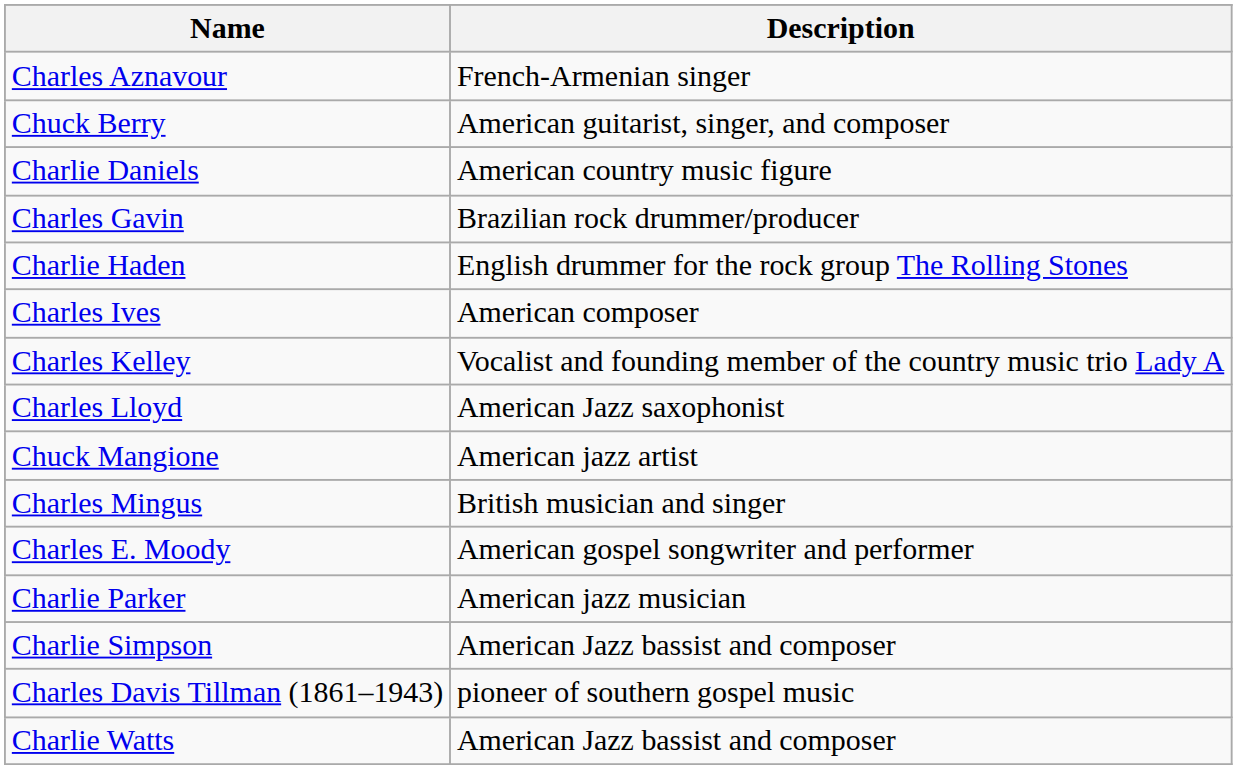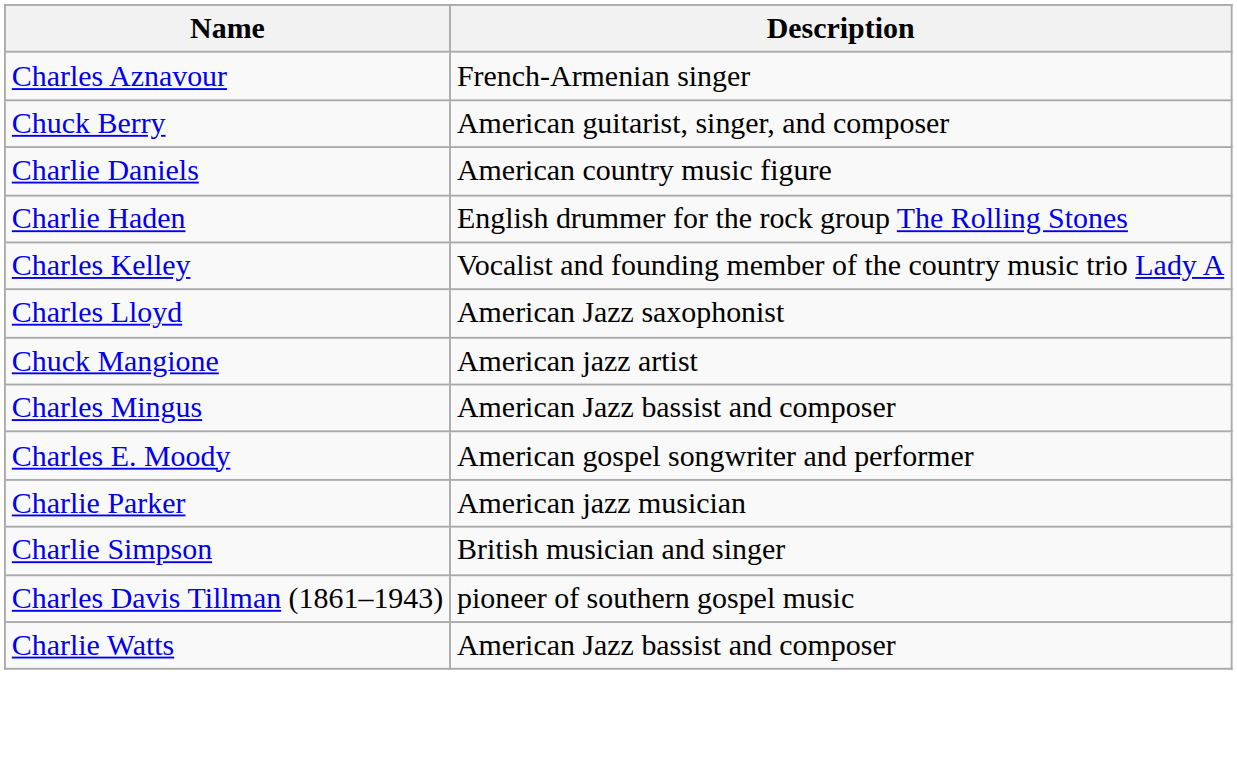- row: (98, 218)
- row: (86, 312)
(621, 502) British musician and singer -> (676, 407) American Jazz bassist and composer
(676, 645) American Jazz bassist and composer -> (621, 550) British musician and singer
